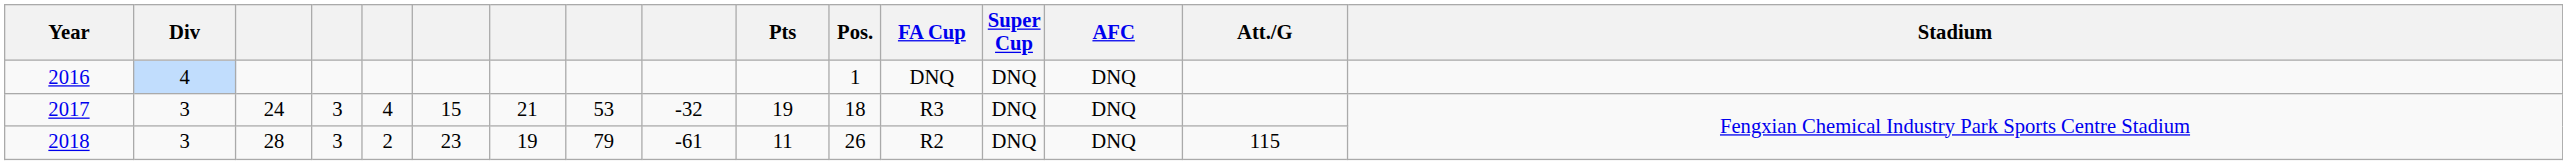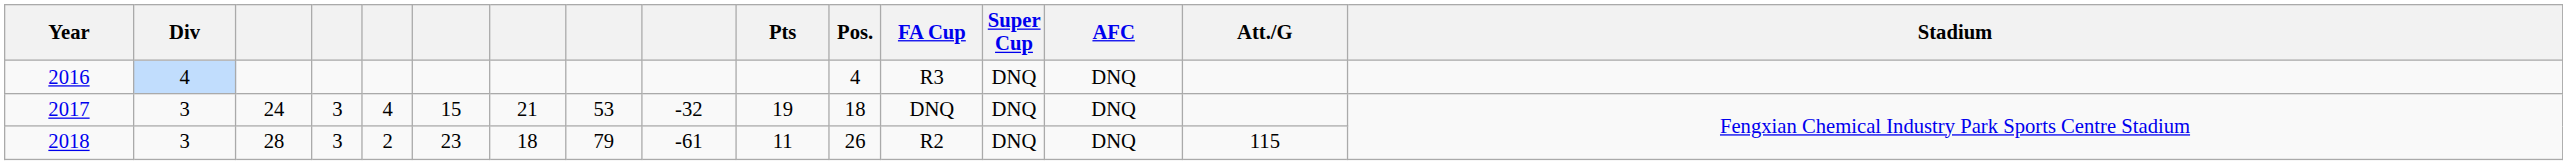(855, 76) 1 -> (855, 76) 4
(932, 76) DNQ -> (932, 76) R3
(932, 109) R3 -> (932, 109) DNQ
(527, 142) 19 -> (527, 142) 18
